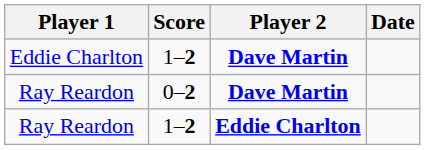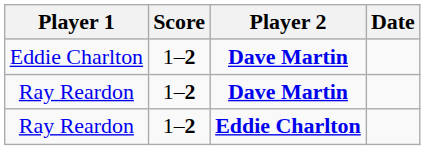(179, 91) 0–2 -> (179, 91) 1–2
